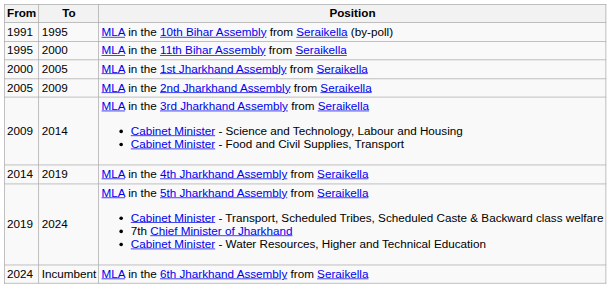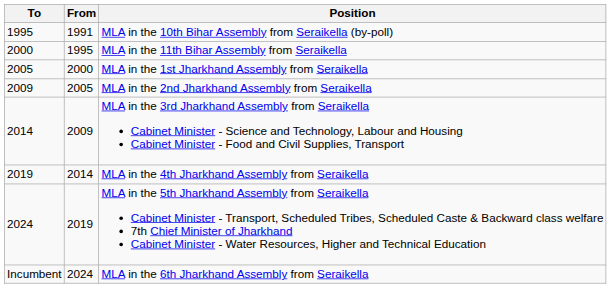columns swapped: (22, 13) <-> (69, 13)
